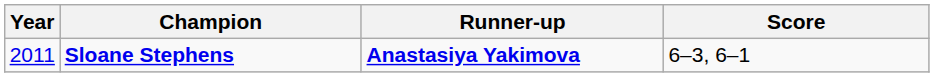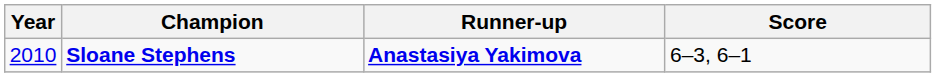(32, 55) 2011 -> (33, 55) 2010
